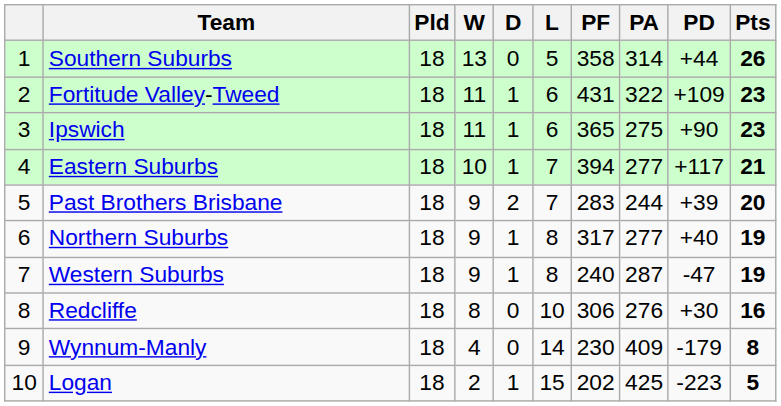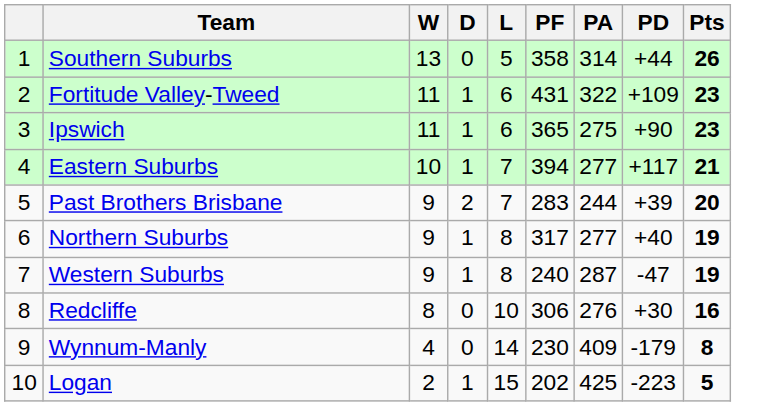- column: (432, 22)
